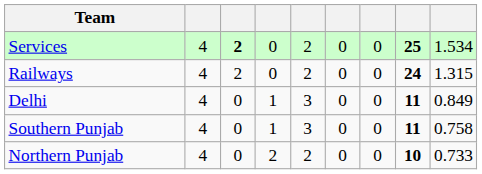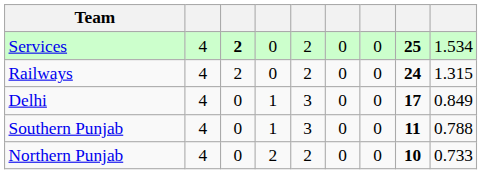(413, 100) 11 -> (413, 100) 17
(453, 127) 0.758 -> (453, 127) 0.788
